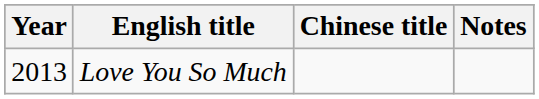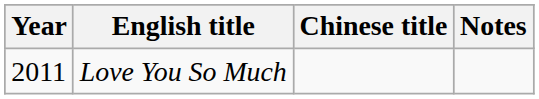(39, 70) 2013 -> (39, 70) 2011
